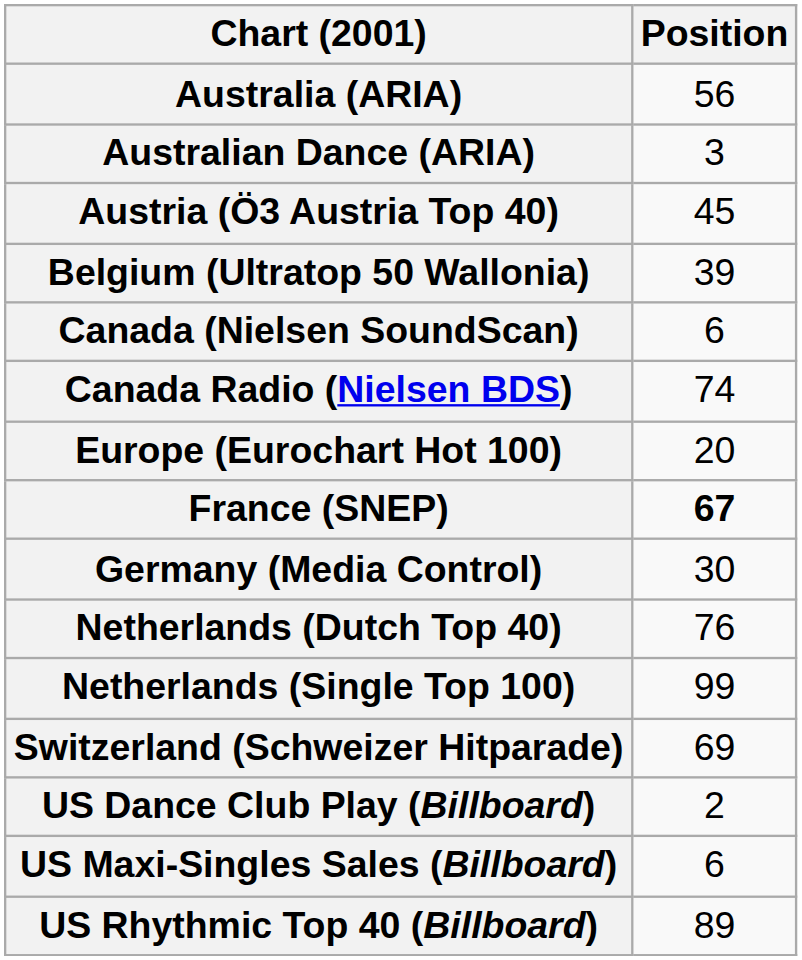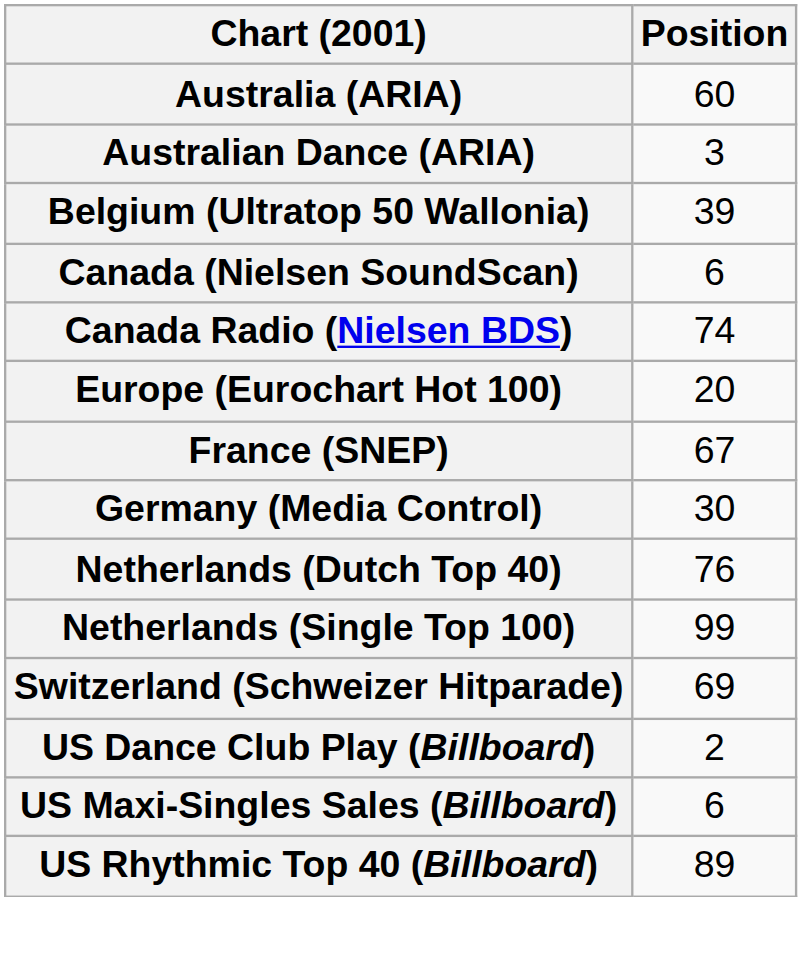(715, 93) 56 -> (715, 93) 60
- row: (319, 212)
(715, 509) bold -> (715, 449) normal
